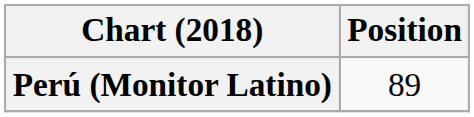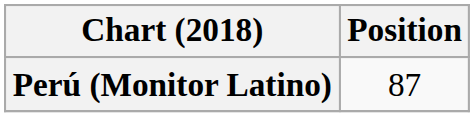(405, 83) 89 -> (405, 83) 87
